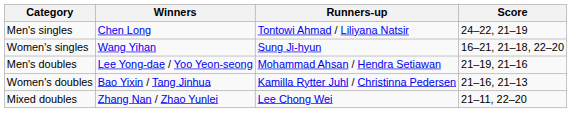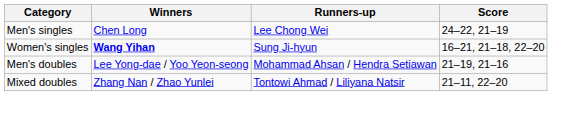(333, 30) Tontowi Ahmad / Liliyana Natsir -> (291, 30) Lee Chong Wei
(127, 47) normal -> (124, 47) bold
- row: (50, 82)
(295, 99) Lee Chong Wei -> (329, 82) Tontowi Ahmad / Liliyana Natsir
